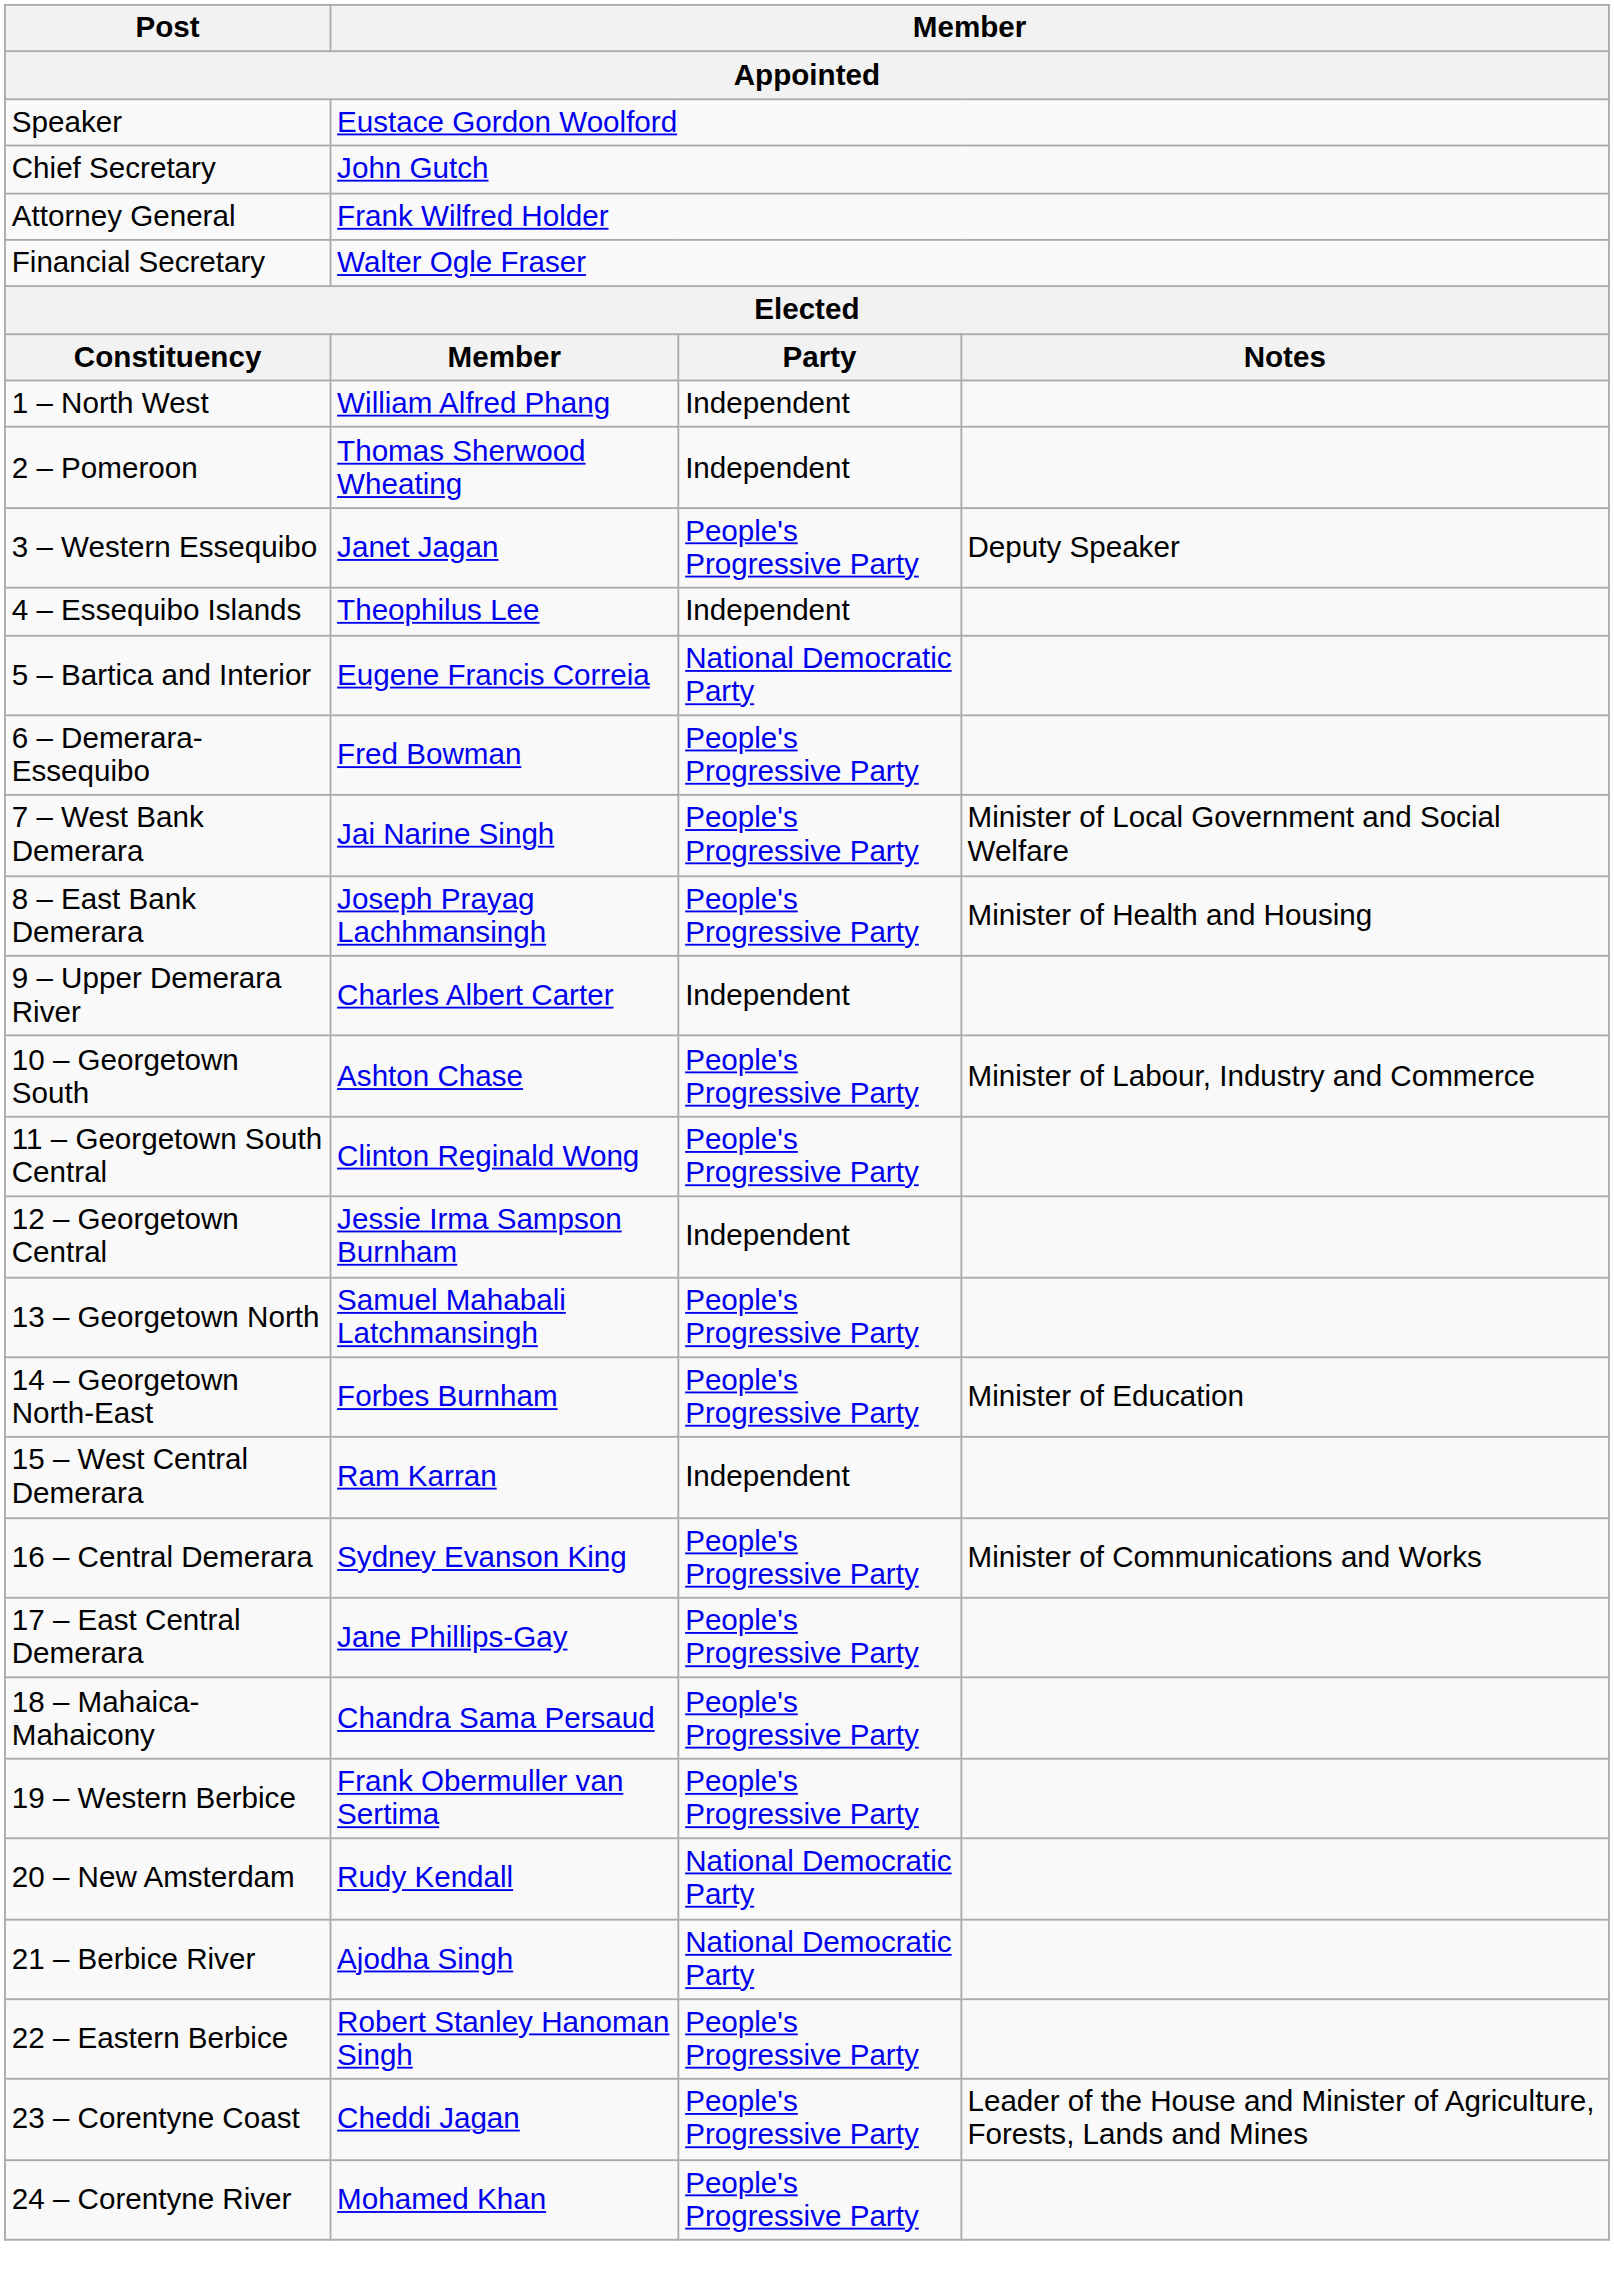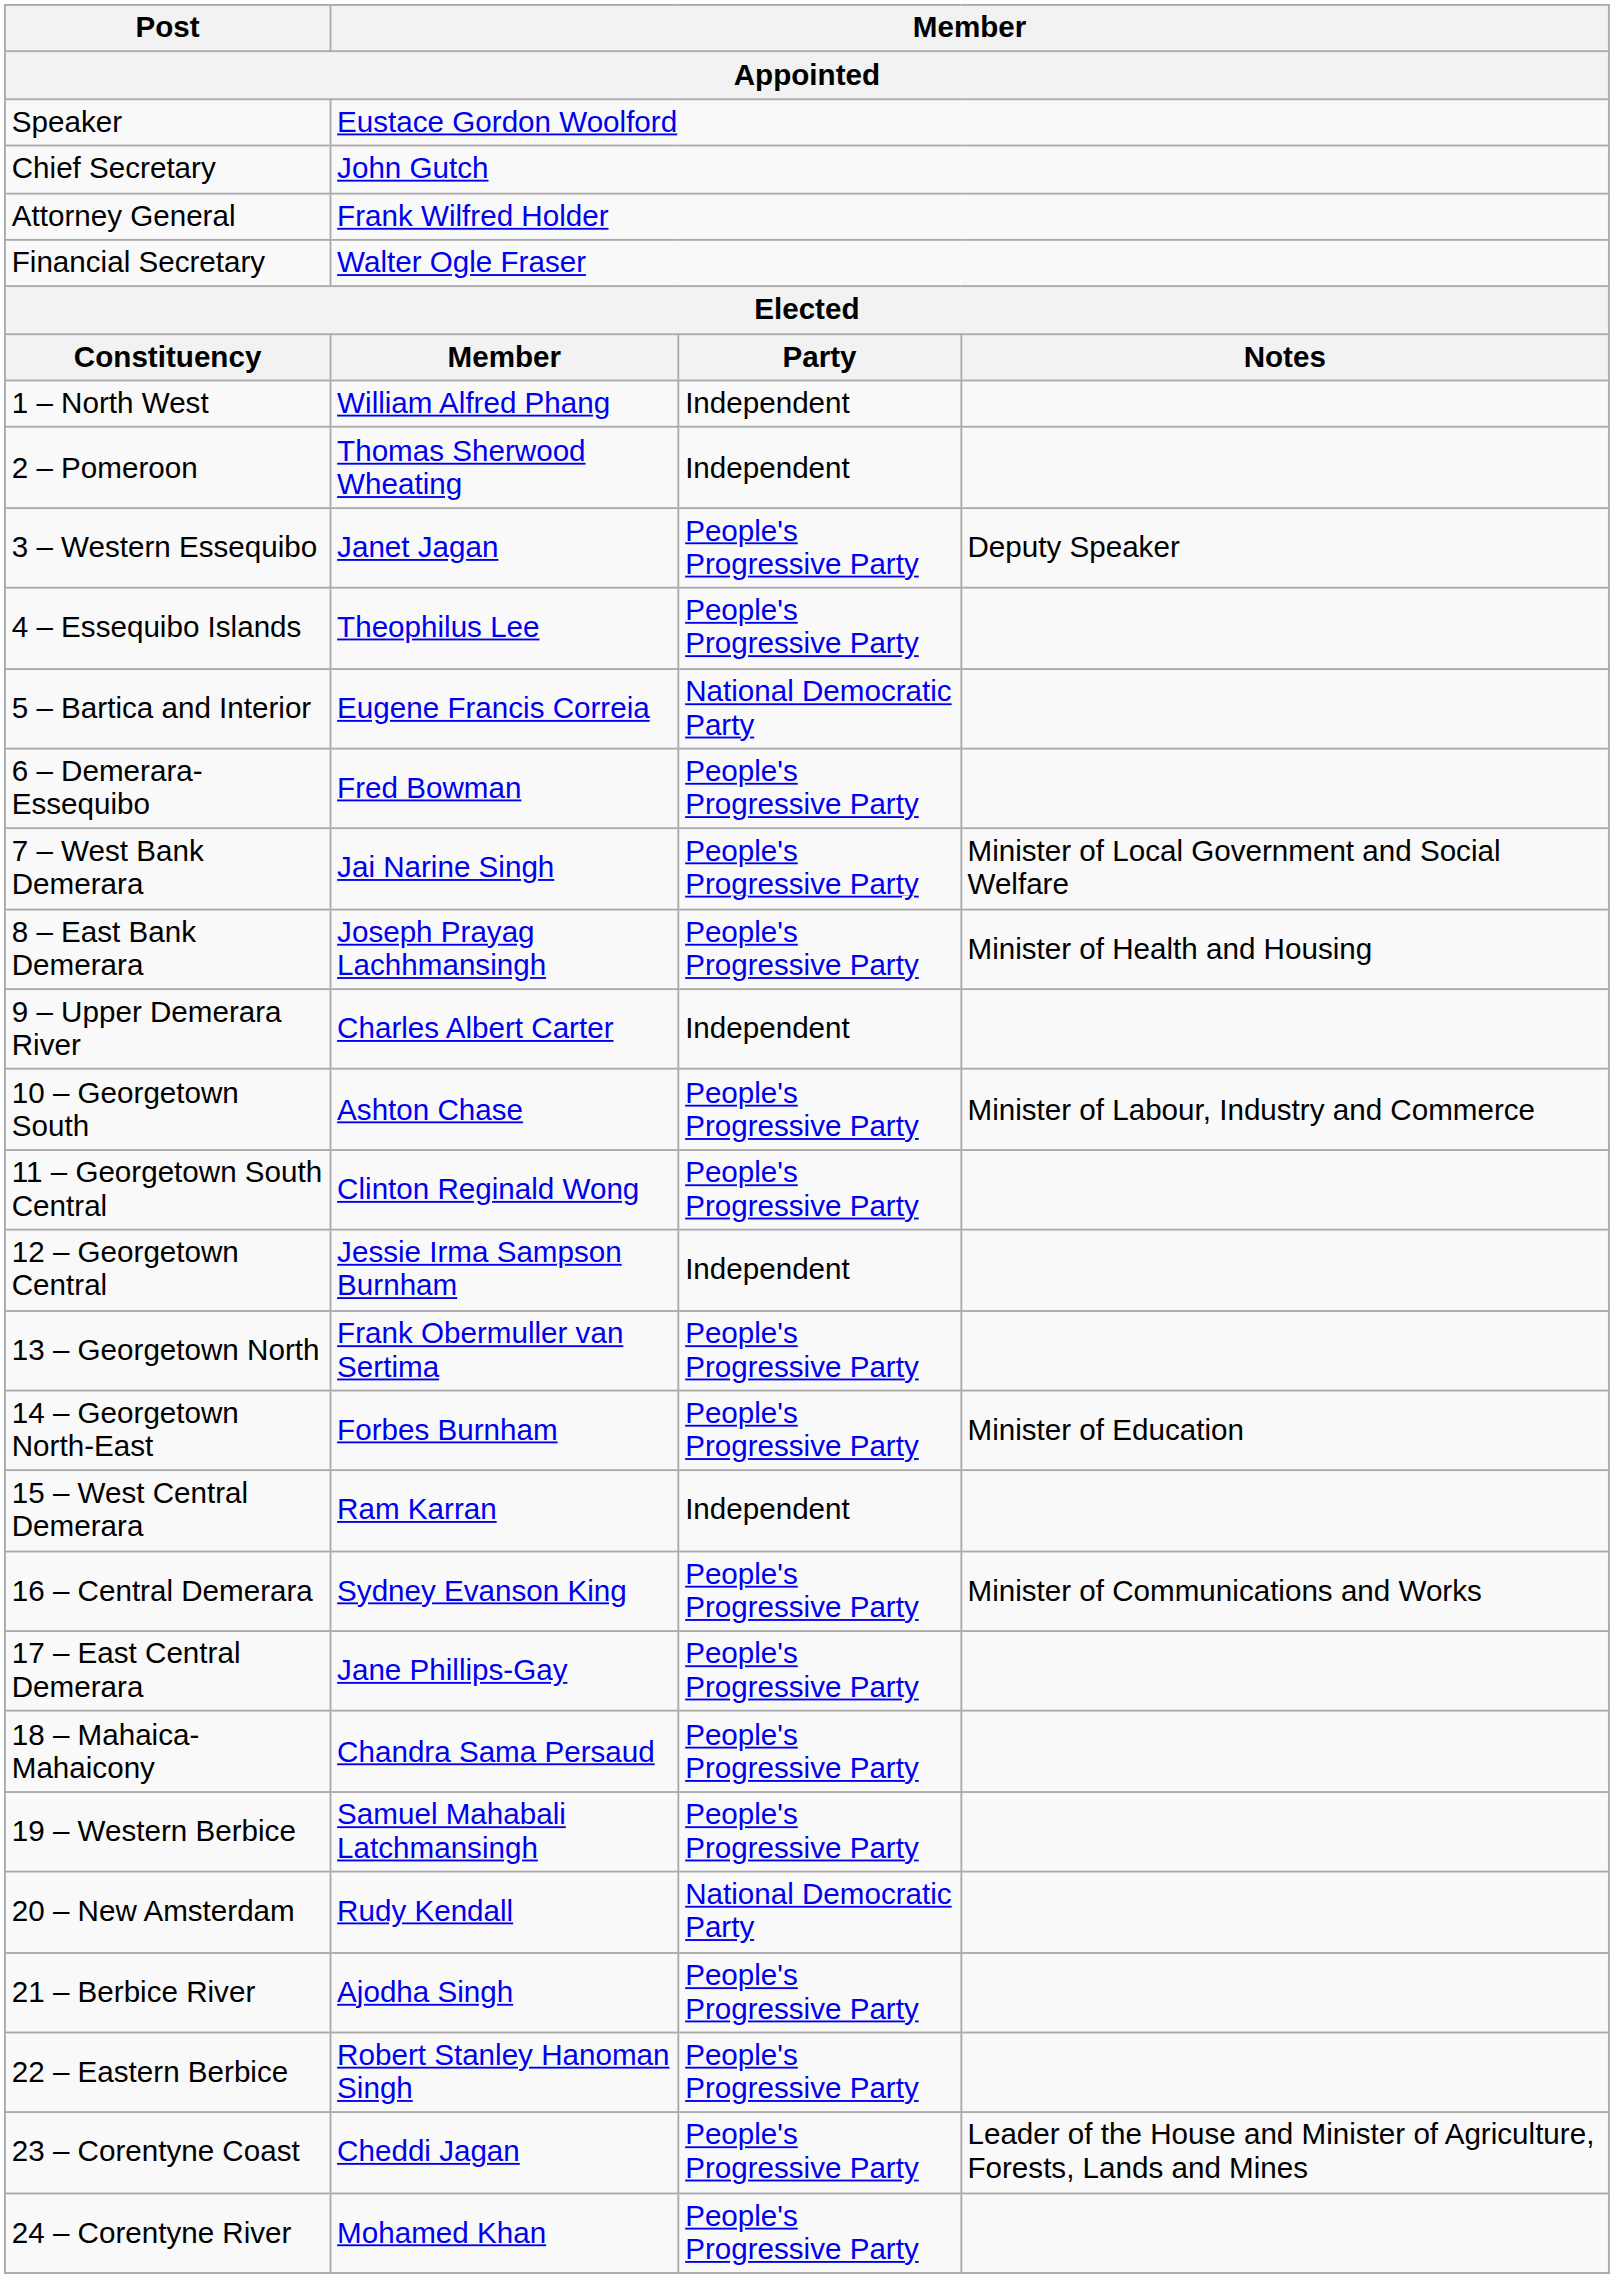(767, 610) Independent -> (802, 627) People's Progressive Party
(451, 1316) Samuel Mahabali Latchmansingh -> (480, 1349) Frank Obermuller van Sertima
(480, 1797) Frank Obermuller van Sertima -> (451, 1831) Samuel Mahabali Latchmansingh
(818, 1958) National Democratic Party -> (802, 1991) People's Progressive Party
